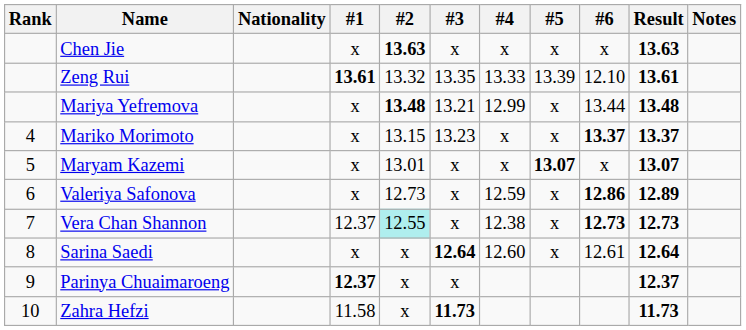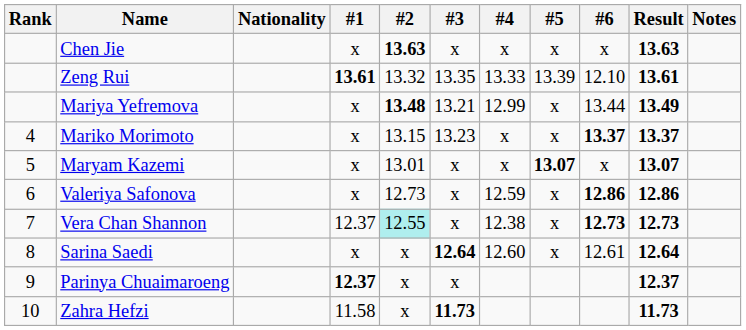(659, 106) 13.48 -> (659, 106) 13.49
(659, 194) 12.89 -> (659, 194) 12.86
